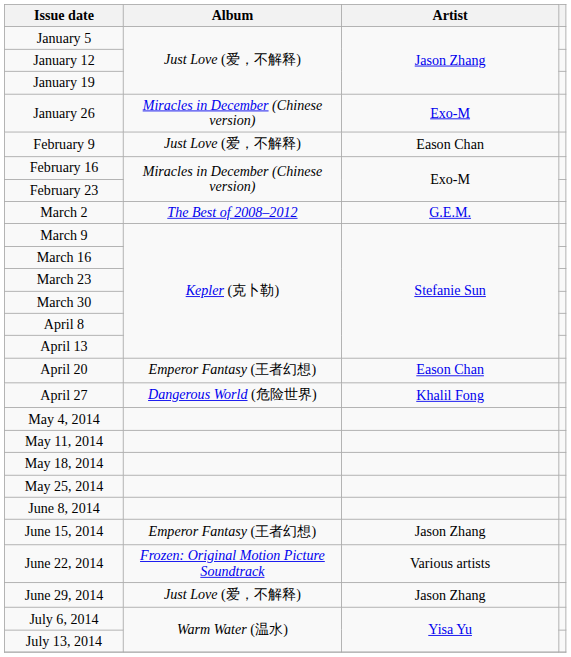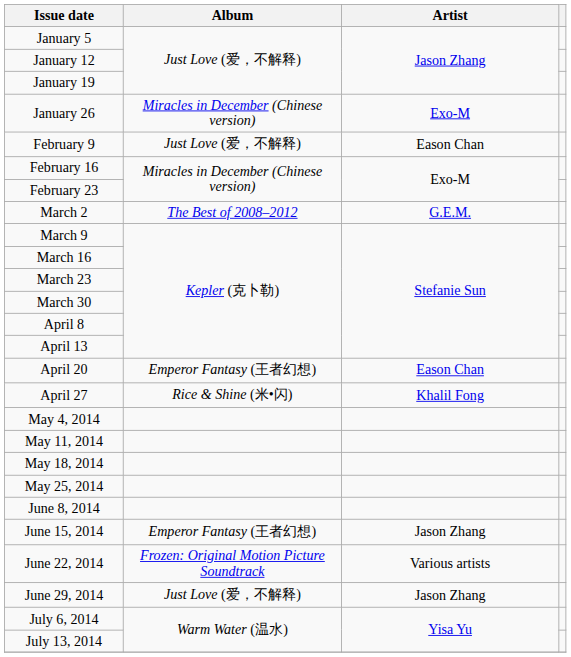(232, 394) Dangerous World (危险世界) -> (232, 394) Rice & Shine (米•闪)
